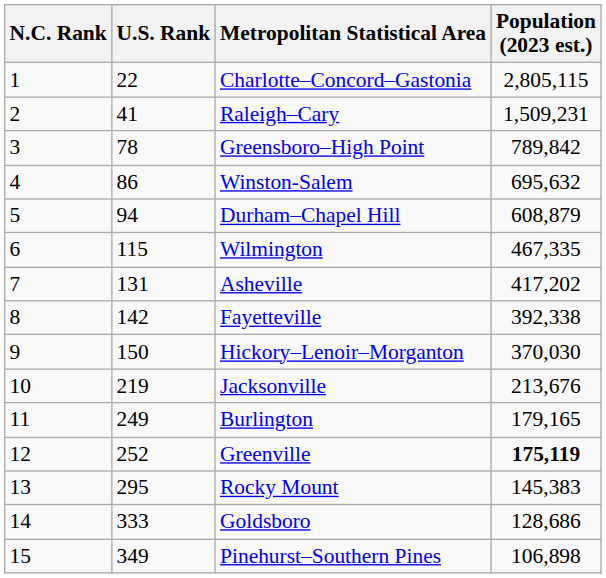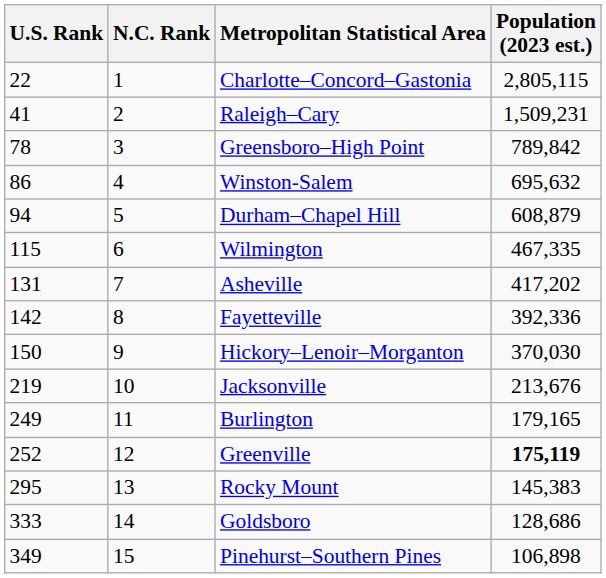columns swapped: (58, 33) <-> (163, 33)
(546, 317) 392,338 -> (546, 317) 392,336
